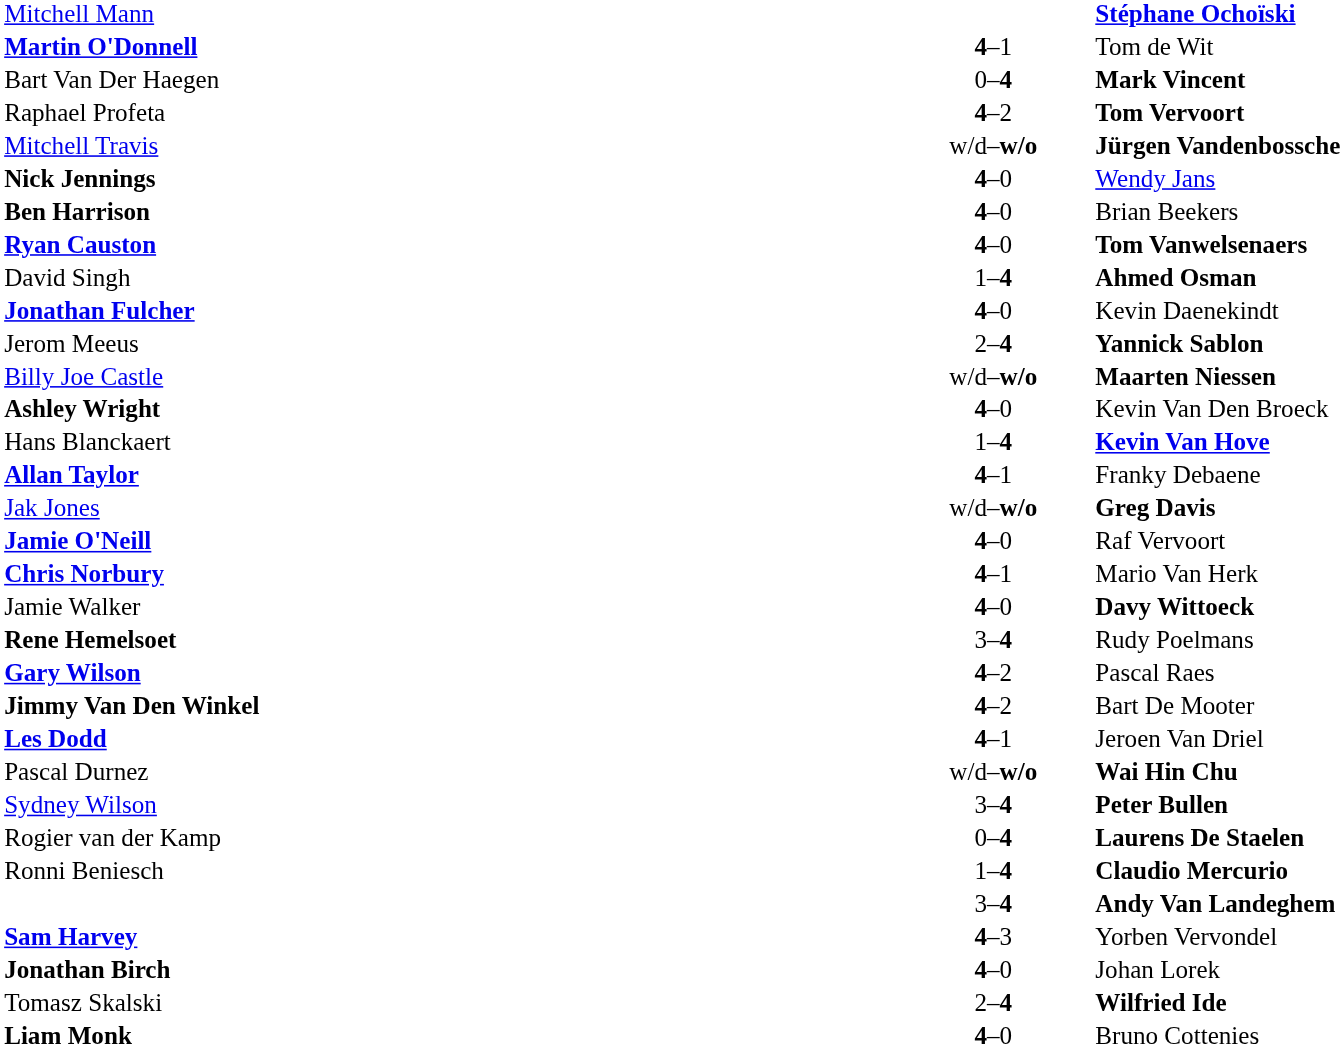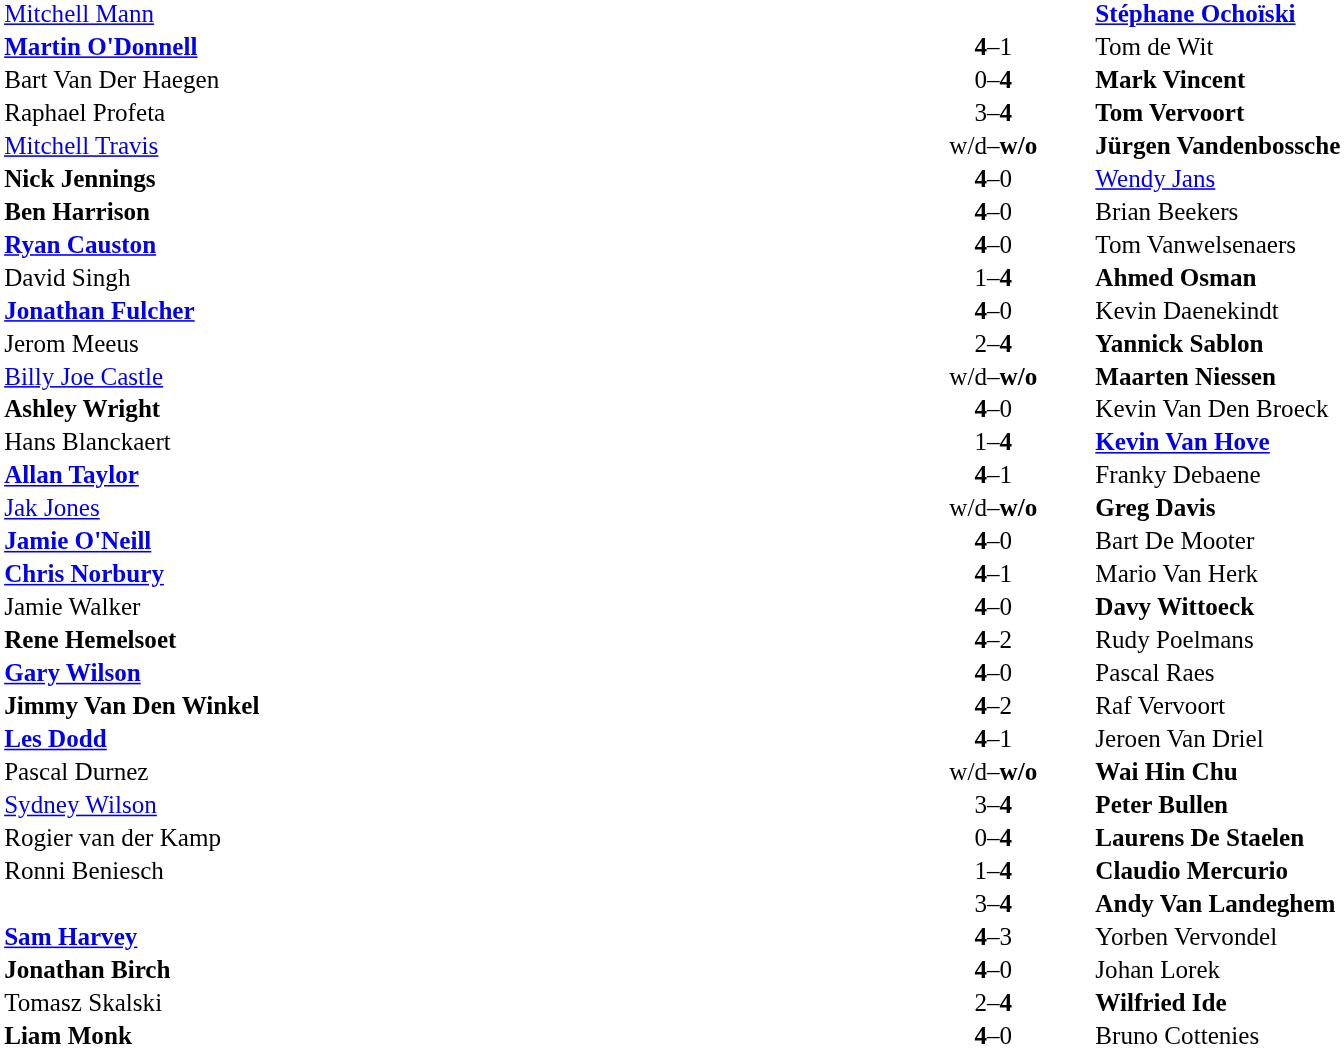(993, 112) 4–2 -> (993, 112) 3–4
(1201, 244) bold -> (1196, 244) normal
(1160, 541) Raf Vervoort -> (1175, 541) Bart De Mooter
(993, 640) 3–4 -> (993, 640) 4–2
(993, 673) 4–2 -> (993, 673) 4–0
(1175, 706) Bart De Mooter -> (1160, 706) Raf Vervoort
